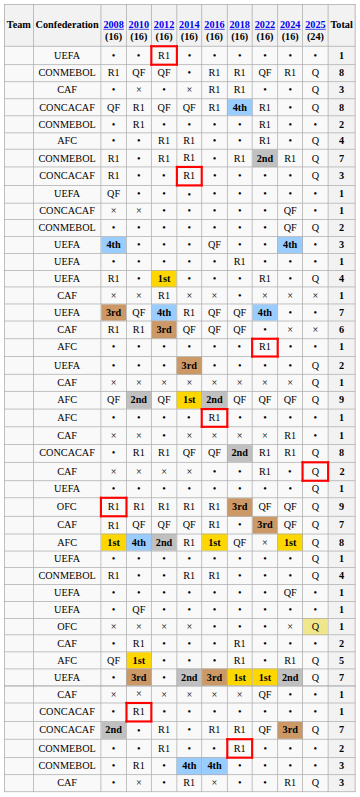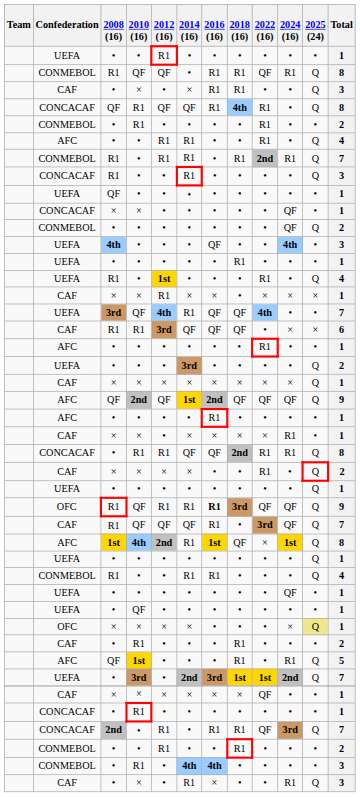(139, 507) R1 -> (139, 507) QF
(214, 507) normal -> (215, 507) bold
